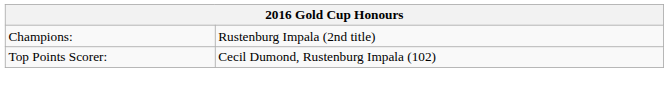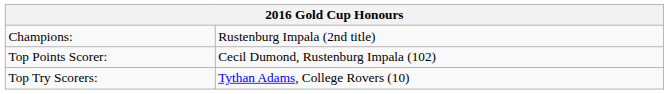+ row: (53, 78)
